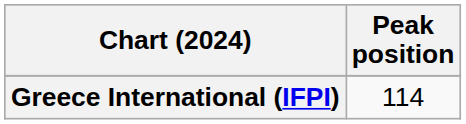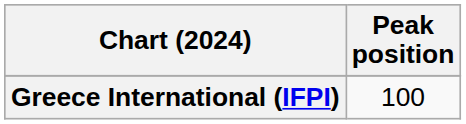(403, 97) 114 -> (403, 97) 100
